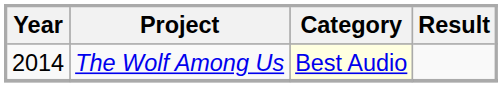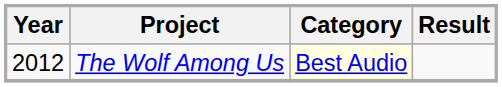(38, 62) 2014 -> (38, 62) 2012
